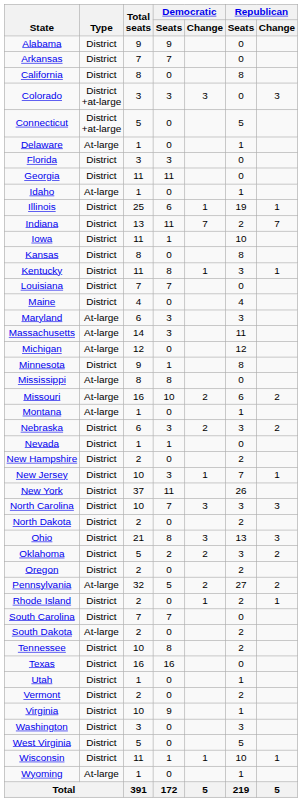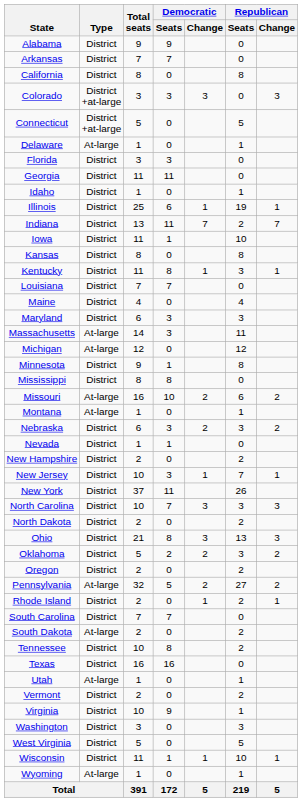(101, 192) At-large -> (101, 192) District
(101, 317) At-large -> (101, 317) District
(101, 380) At-large -> (101, 380) District
(101, 679) District -> (101, 679) At-large
